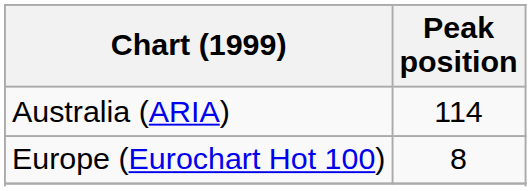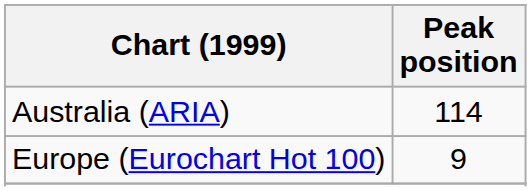(459, 159) 8 -> (459, 159) 9
